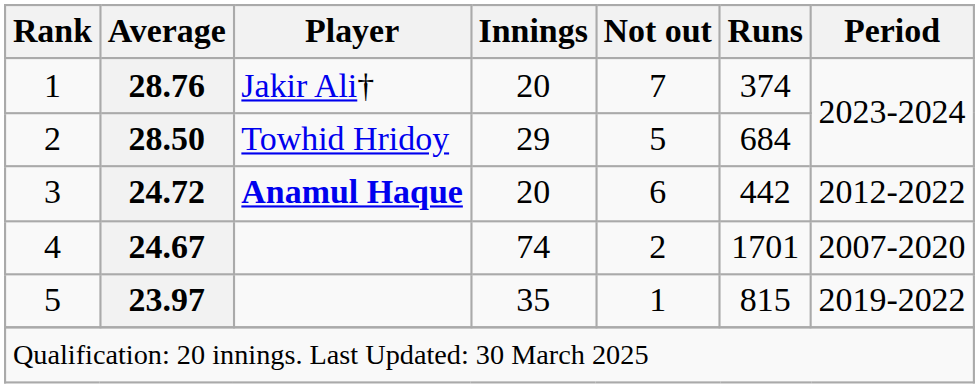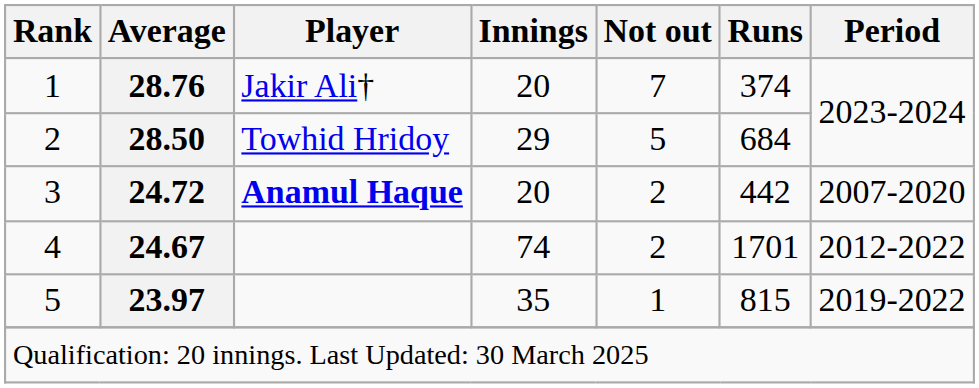(658, 192) 6 -> (658, 192) 2
(892, 192) 2012-2022 -> (892, 192) 2007-2020
(892, 246) 2007-2020 -> (892, 246) 2012-2022
